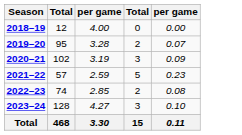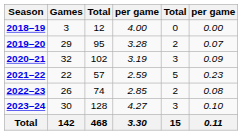+ column: (66, 12)
